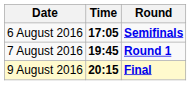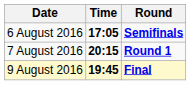(103, 51) 19:45 -> (103, 51) 20:15
(103, 70) 20:15 -> (103, 70) 19:45
